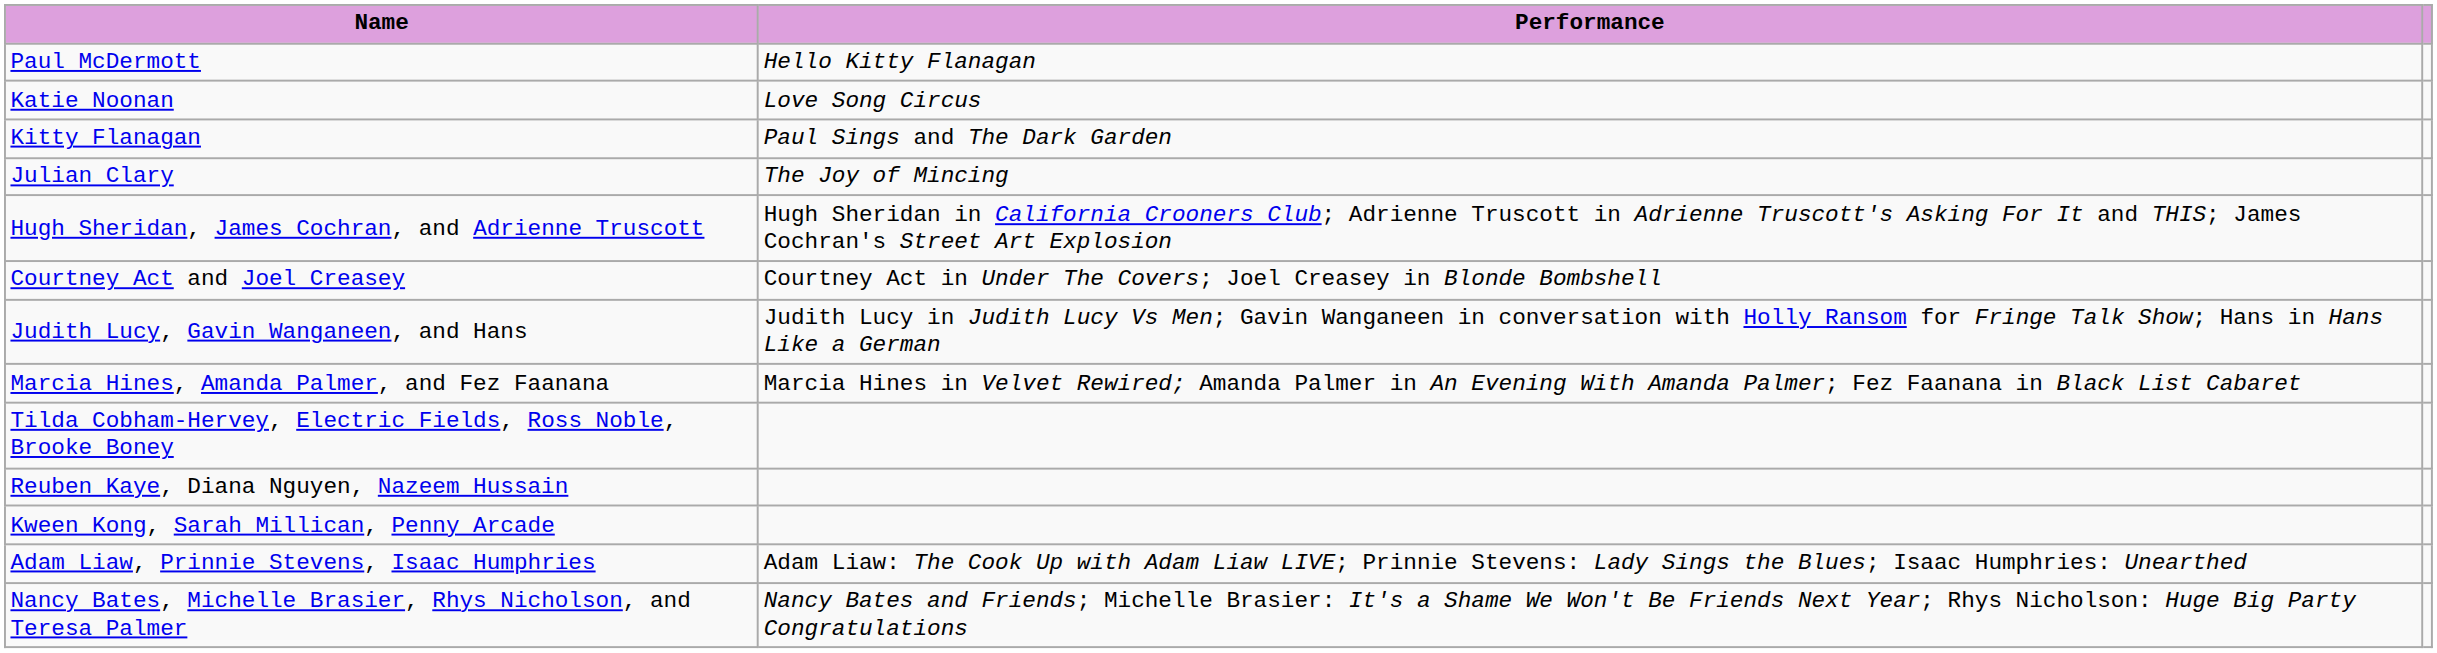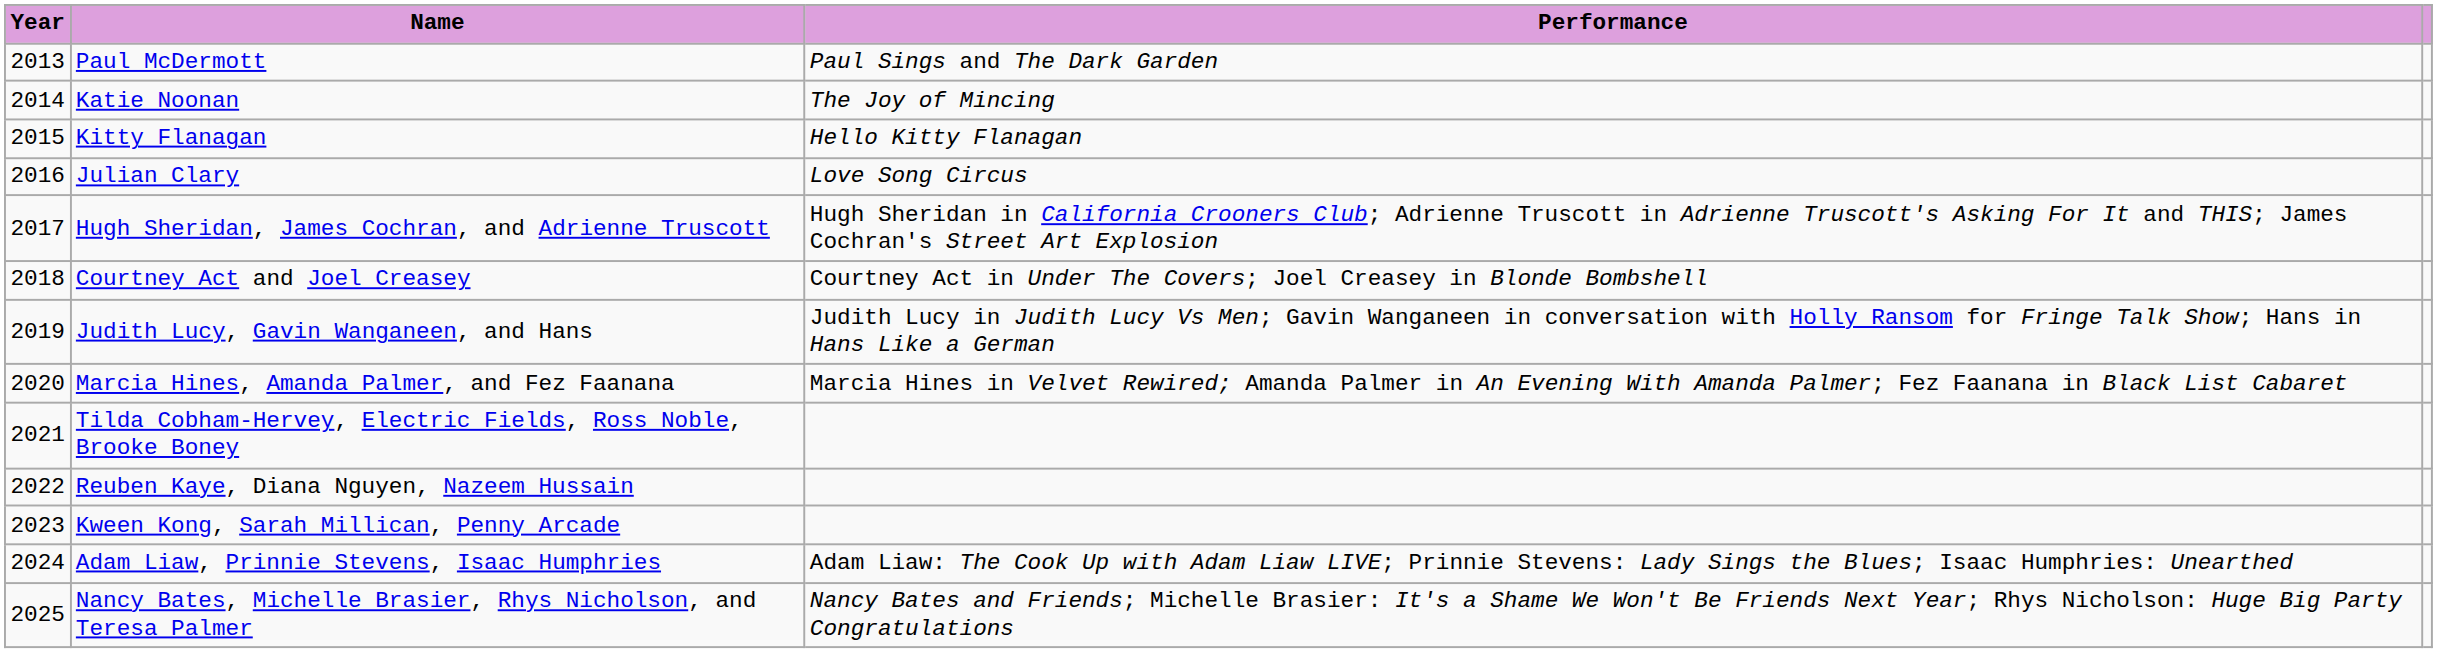+ column: (38, 24)
(900, 62) Hello Kitty Flanagan -> (1014, 62) Paul Sings and The Dark Garden
(873, 100) Love Song Circus -> (932, 100) The Joy of Mincing
(968, 138) Paul Sings and The Dark Garden -> (946, 138) Hello Kitty Flanagan
(886, 176) The Joy of Mincing -> (919, 176) Love Song Circus
